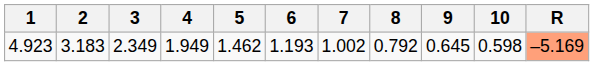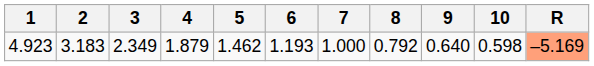(187, 46) 1.949 -> (187, 46) 1.879
(344, 46) 1.002 -> (344, 46) 1.000
(448, 46) 0.645 -> (448, 46) 0.640
